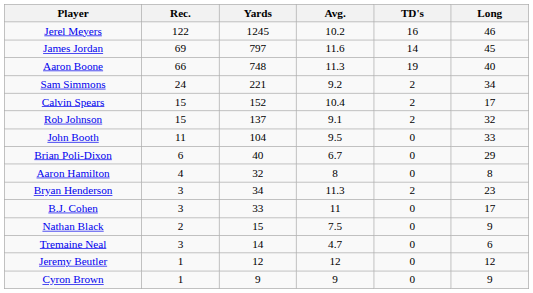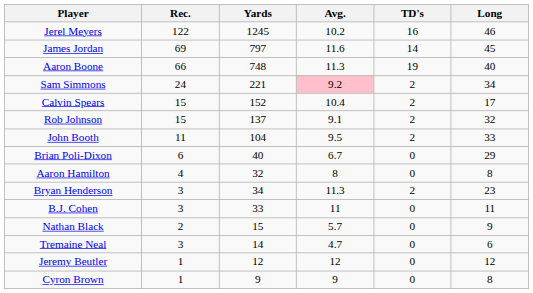(335, 84) no background -> (335, 84) pink background
(412, 137) 0 -> (412, 137) 2
(490, 208) 17 -> (490, 208) 11
(335, 226) 7.5 -> (335, 226) 5.7
(490, 279) 9 -> (490, 279) 8
